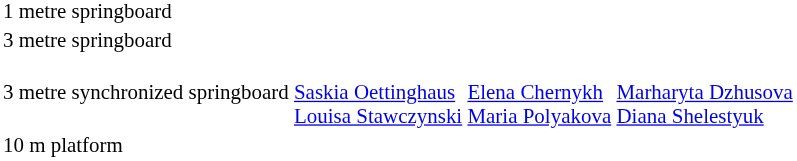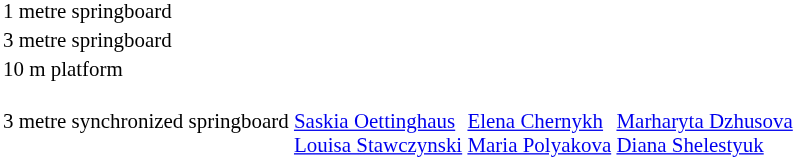rows swapped: (146, 92) <-> (63, 145)
